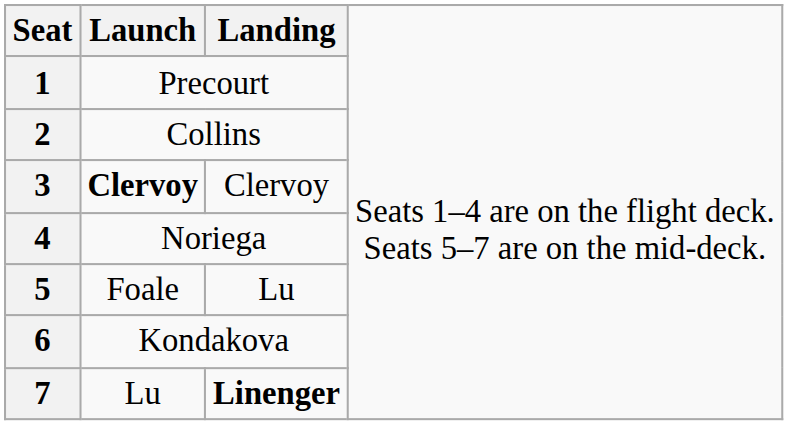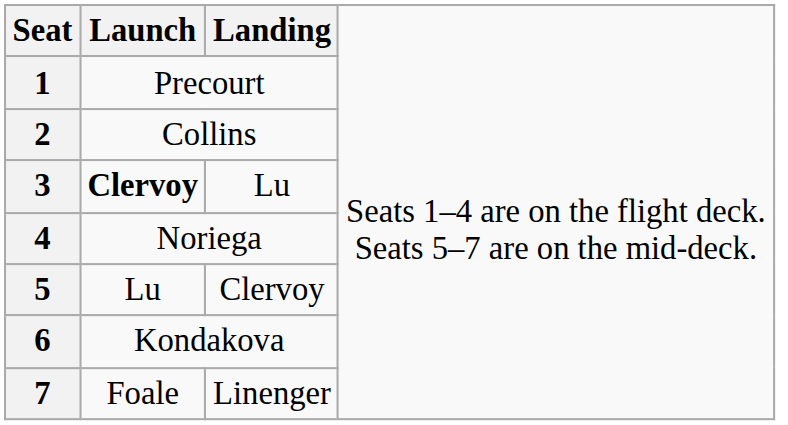(276, 185) Clervoy -> (272, 185) Lu
(143, 289) Foale -> (143, 289) Lu
(276, 289) Lu -> (272, 289) Clervoy
(143, 392) Lu -> (143, 392) Foale
(276, 392) bold -> (272, 392) normal
